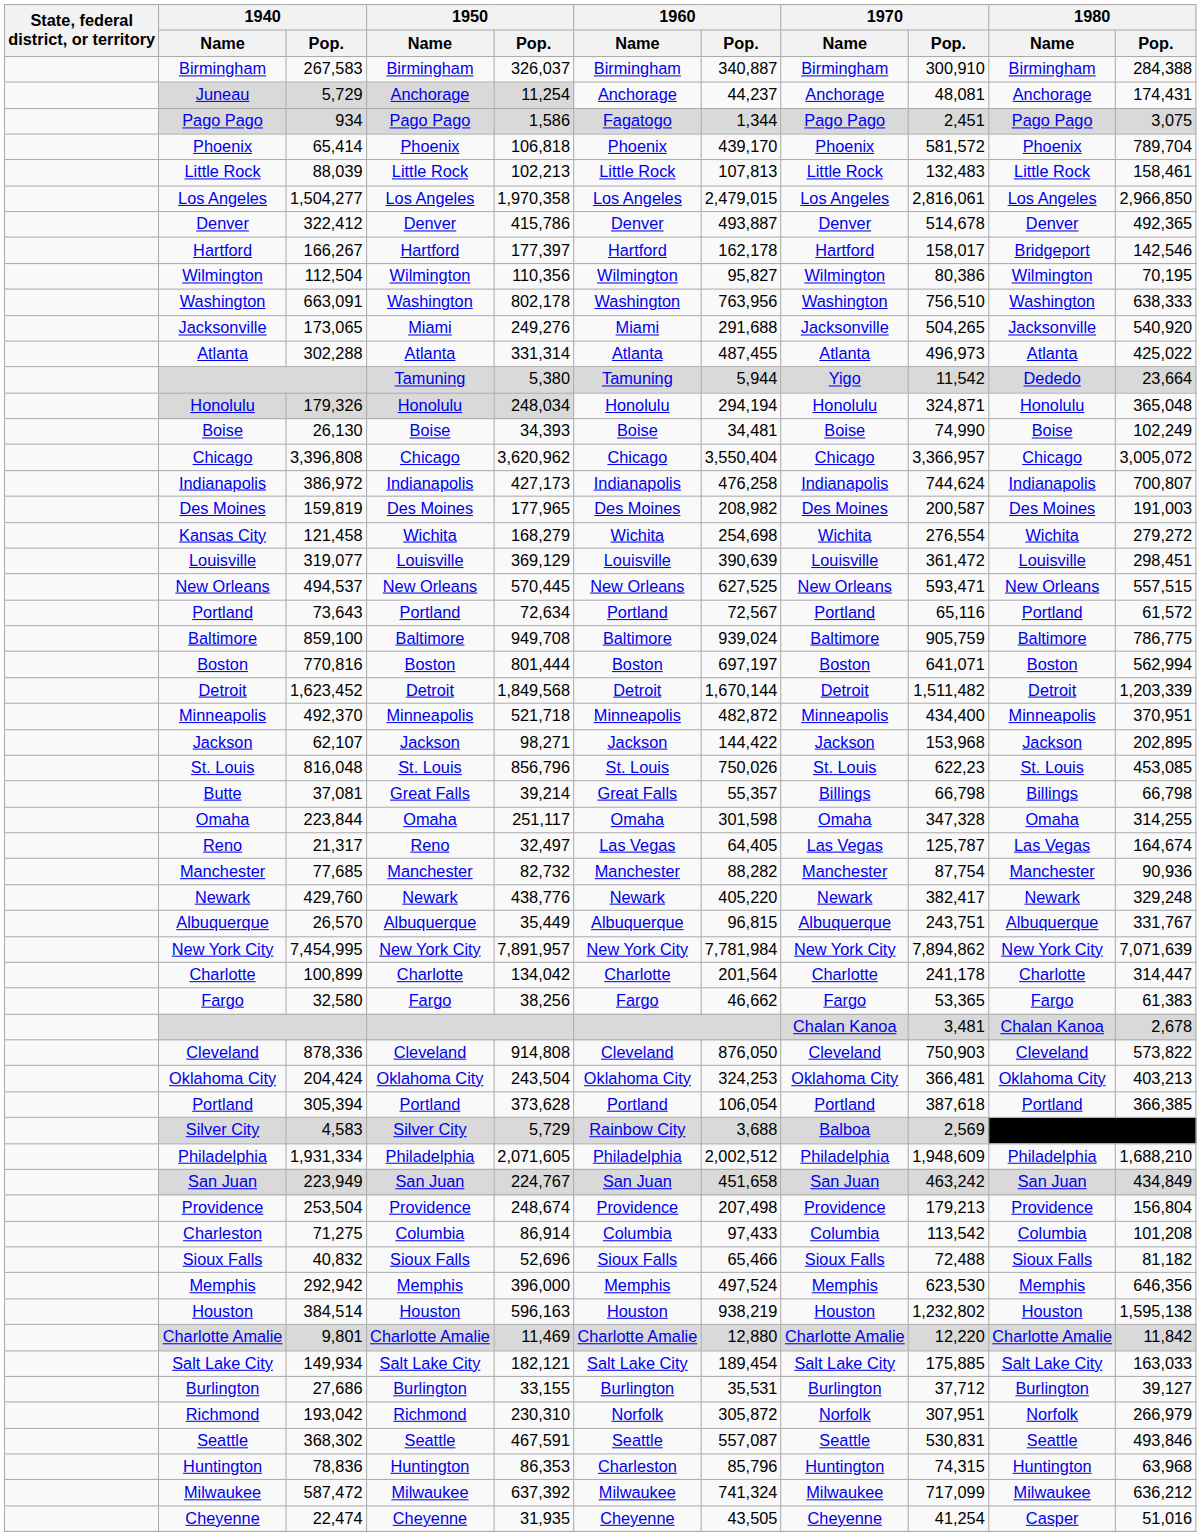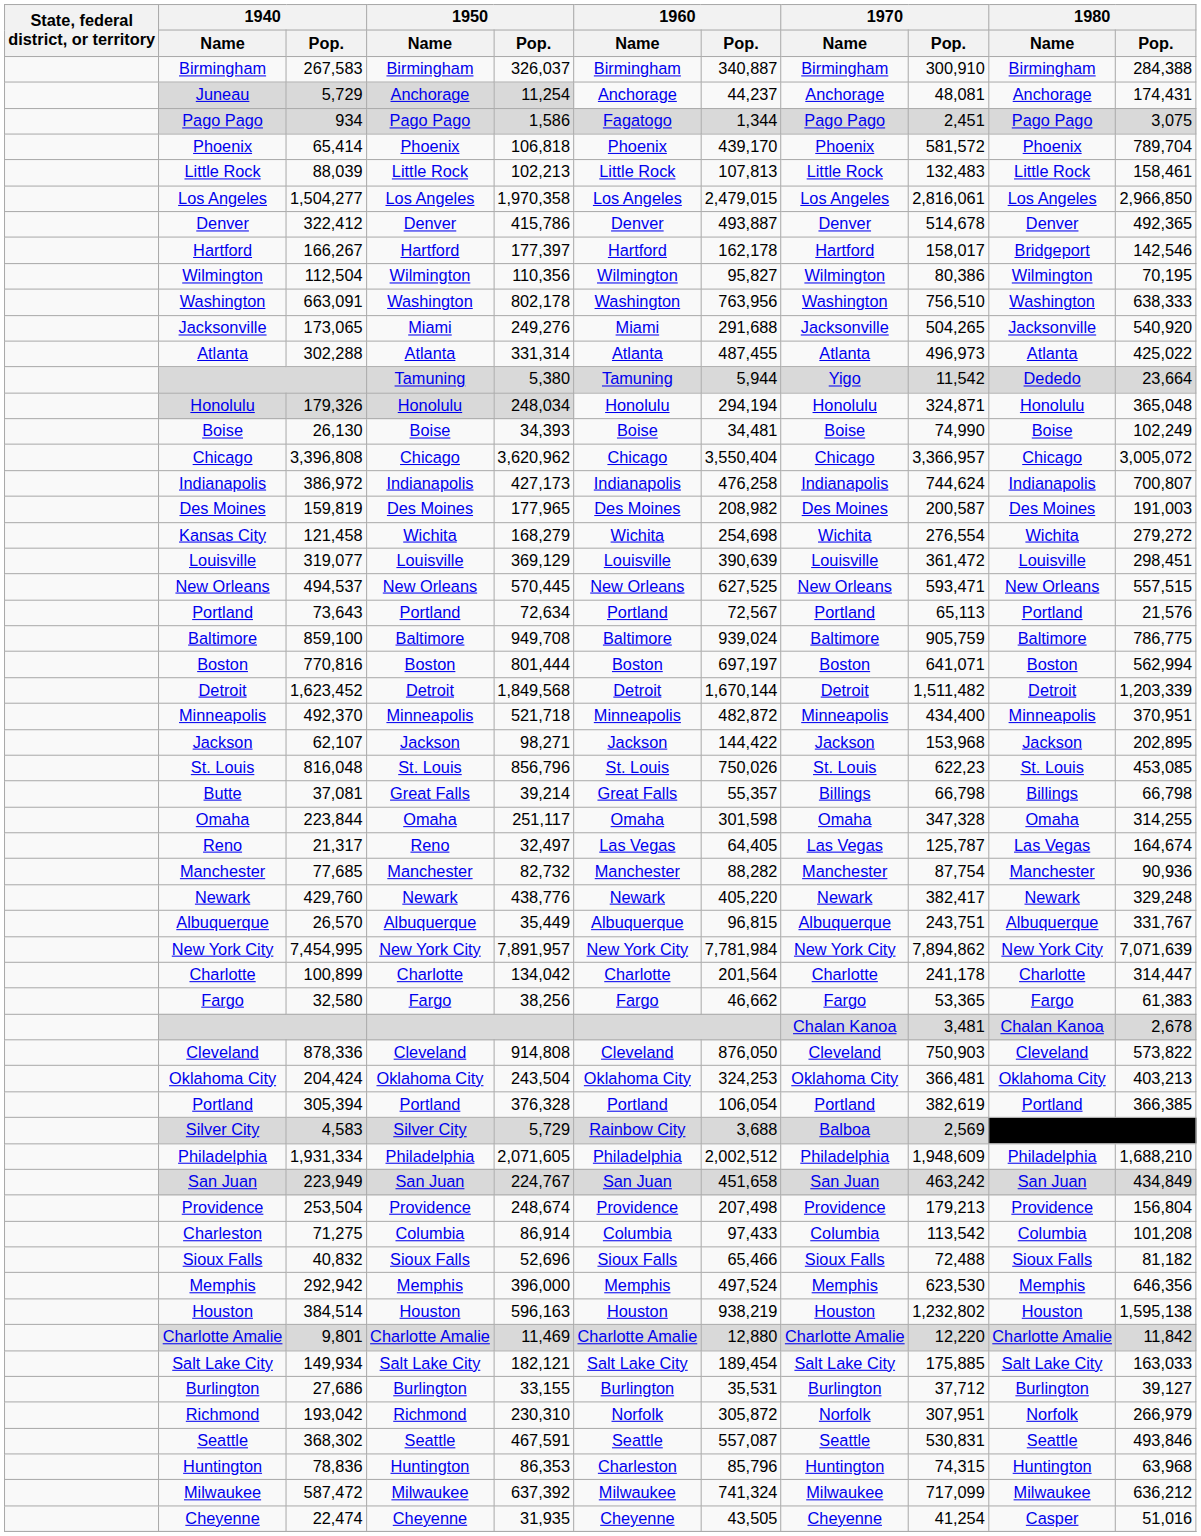(960, 612) 65,116 -> (960, 612) 65,113
(1167, 612) 61,572 -> (1167, 612) 21,576
(540, 1104) 373,628 -> (540, 1104) 376,328
(955, 1104) 387,618 -> (955, 1104) 382,619
